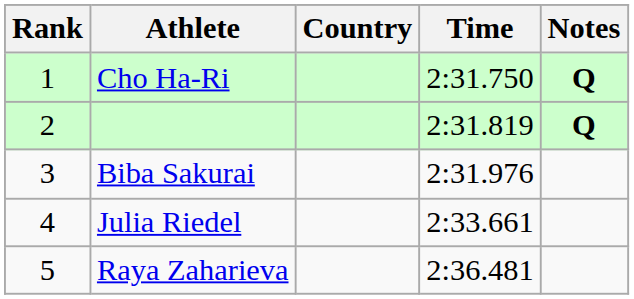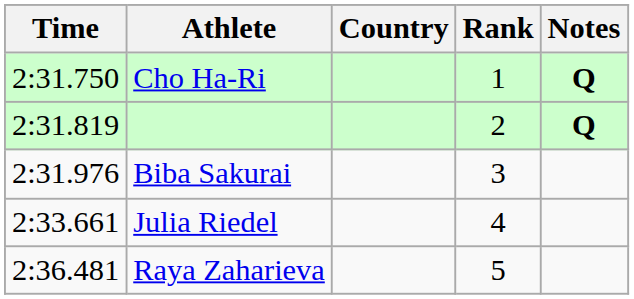columns swapped: (47, 28) <-> (480, 28)
